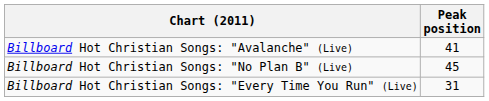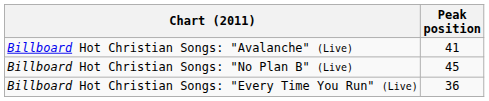(452, 86) 31 -> (452, 86) 36
